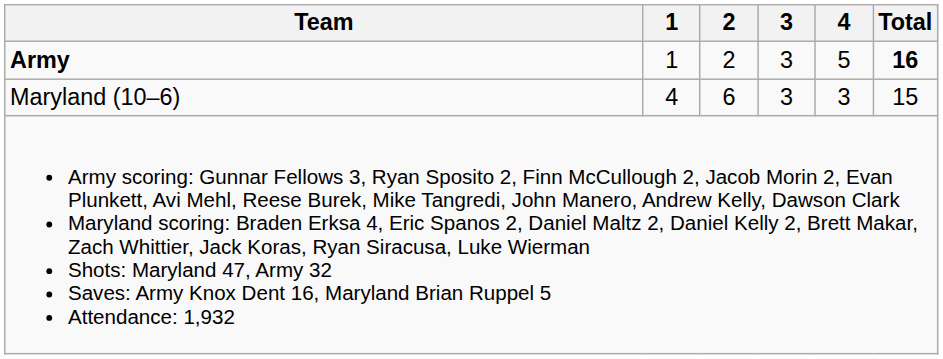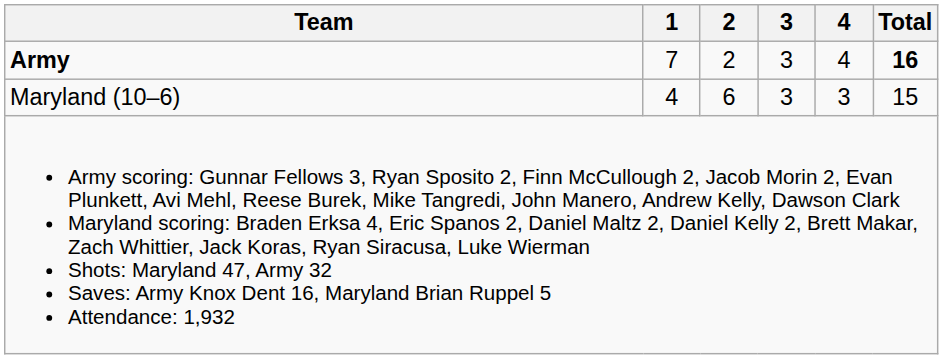(672, 60) 1 -> (672, 60) 7
(844, 60) 5 -> (844, 60) 4
